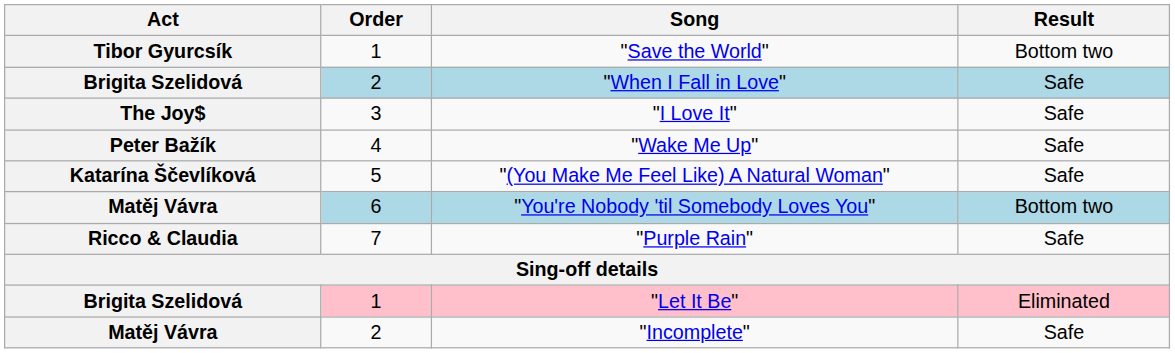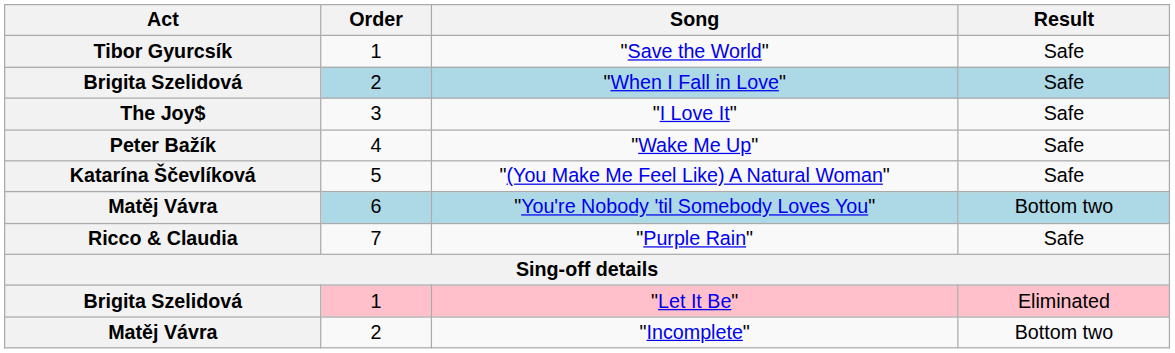(1064, 51) Bottom two -> (1064, 51) Safe
(1064, 332) Safe -> (1064, 332) Bottom two
